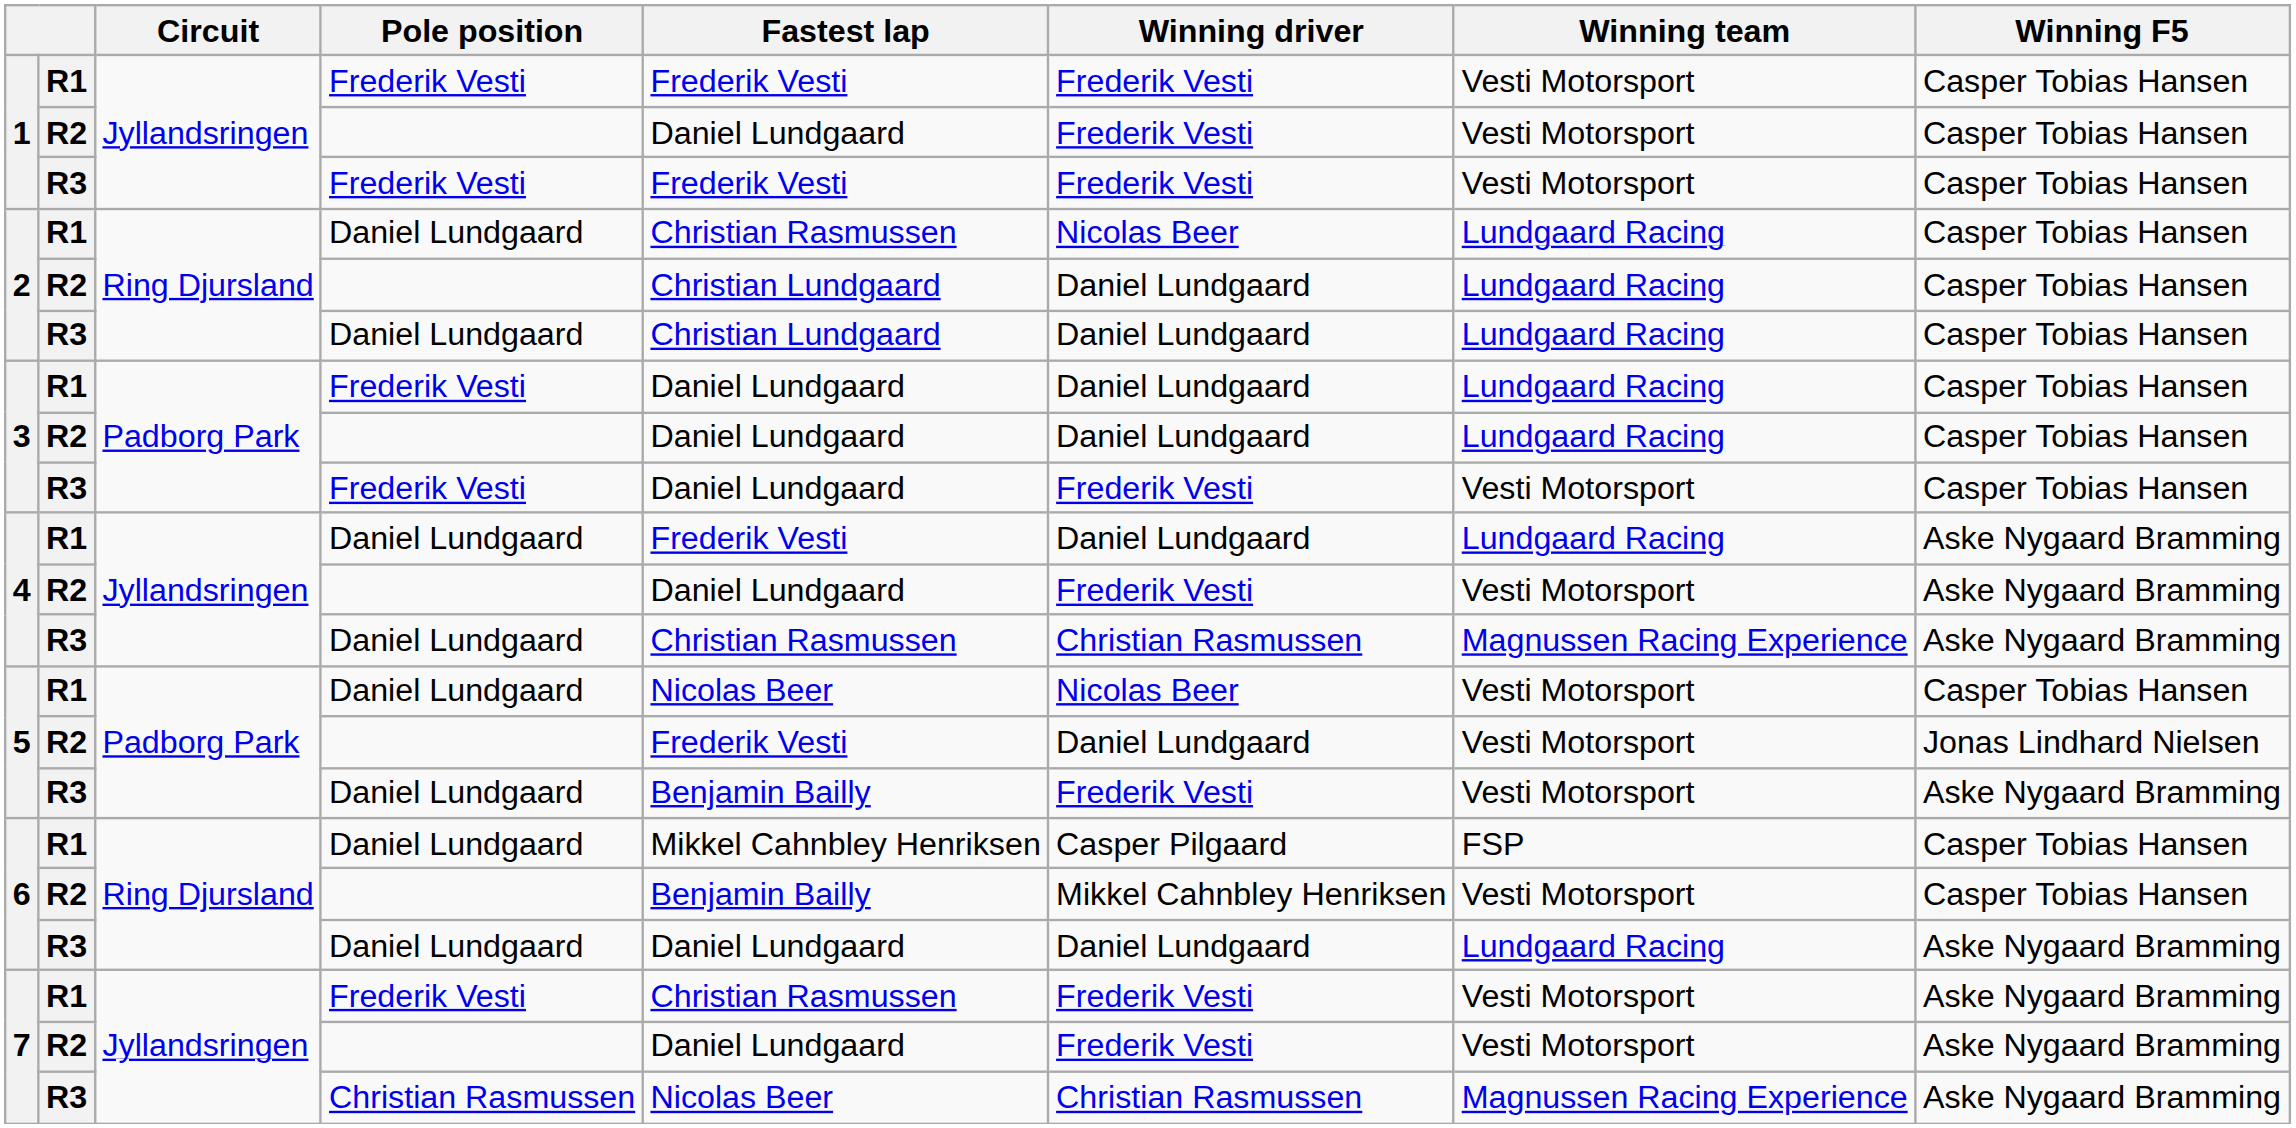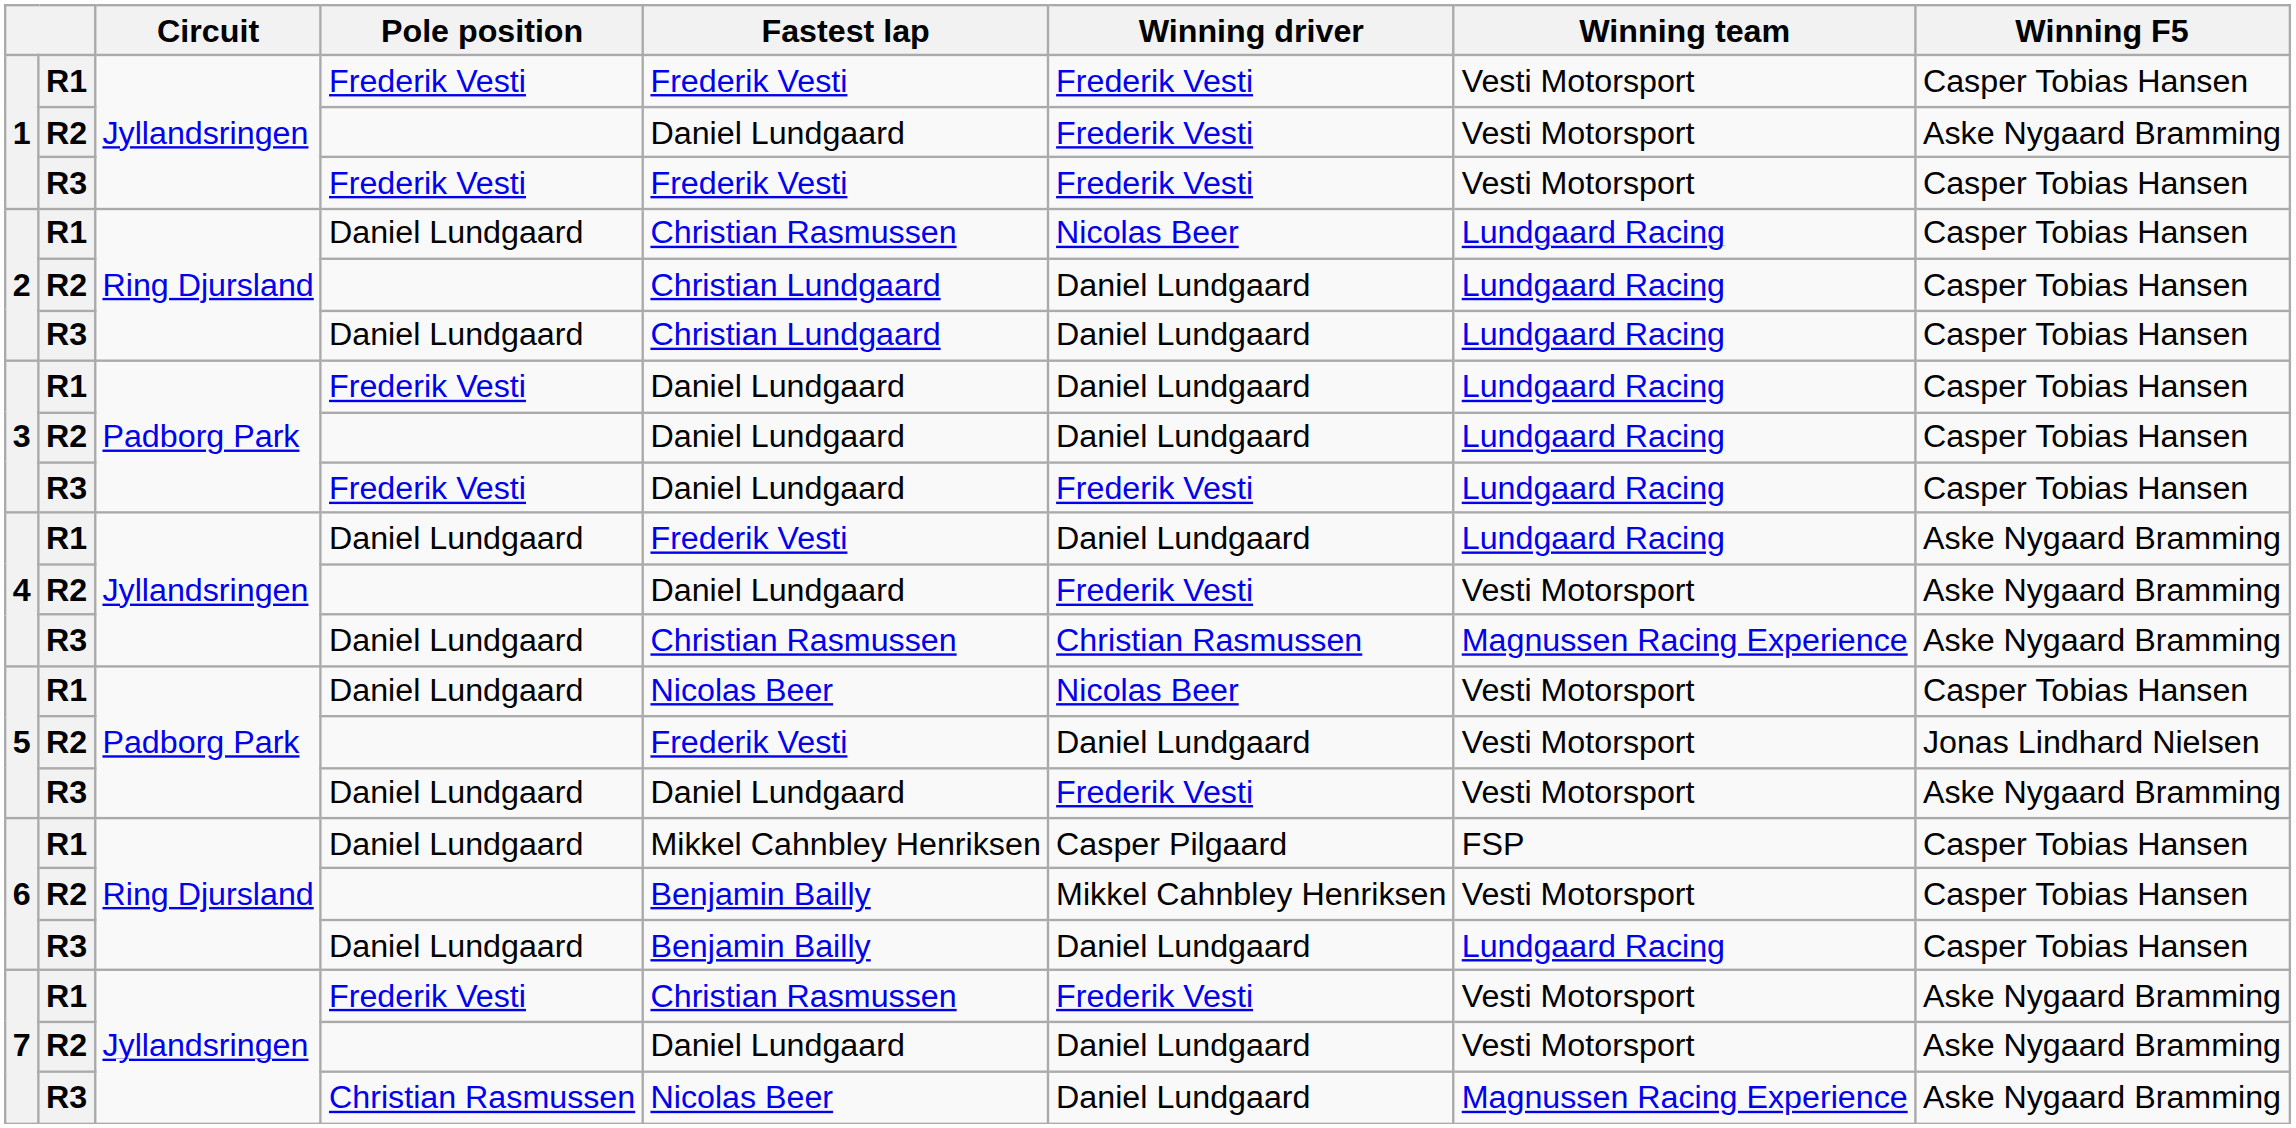(2086, 132) Casper Tobias Hansen -> (2102, 132) Aske Nygaard Bramming
(1578, 487) Vesti Motorsport -> (1593, 487) Lundgaard Racing
(761, 792) Benjamin Bailly -> (778, 792) Daniel Lundgaard
(778, 945) Daniel Lundgaard -> (761, 945) Benjamin Bailly
(2102, 945) Aske Nygaard Bramming -> (2086, 945) Casper Tobias Hansen
(1155, 1046) Frederik Vesti -> (1183, 1046) Daniel Lundgaard
(1209, 1097) Christian Rasmussen -> (1183, 1097) Daniel Lundgaard
